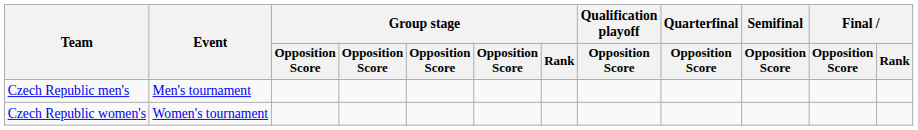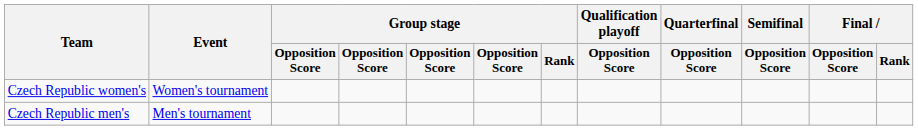rows swapped: (69, 91) <-> (77, 113)
